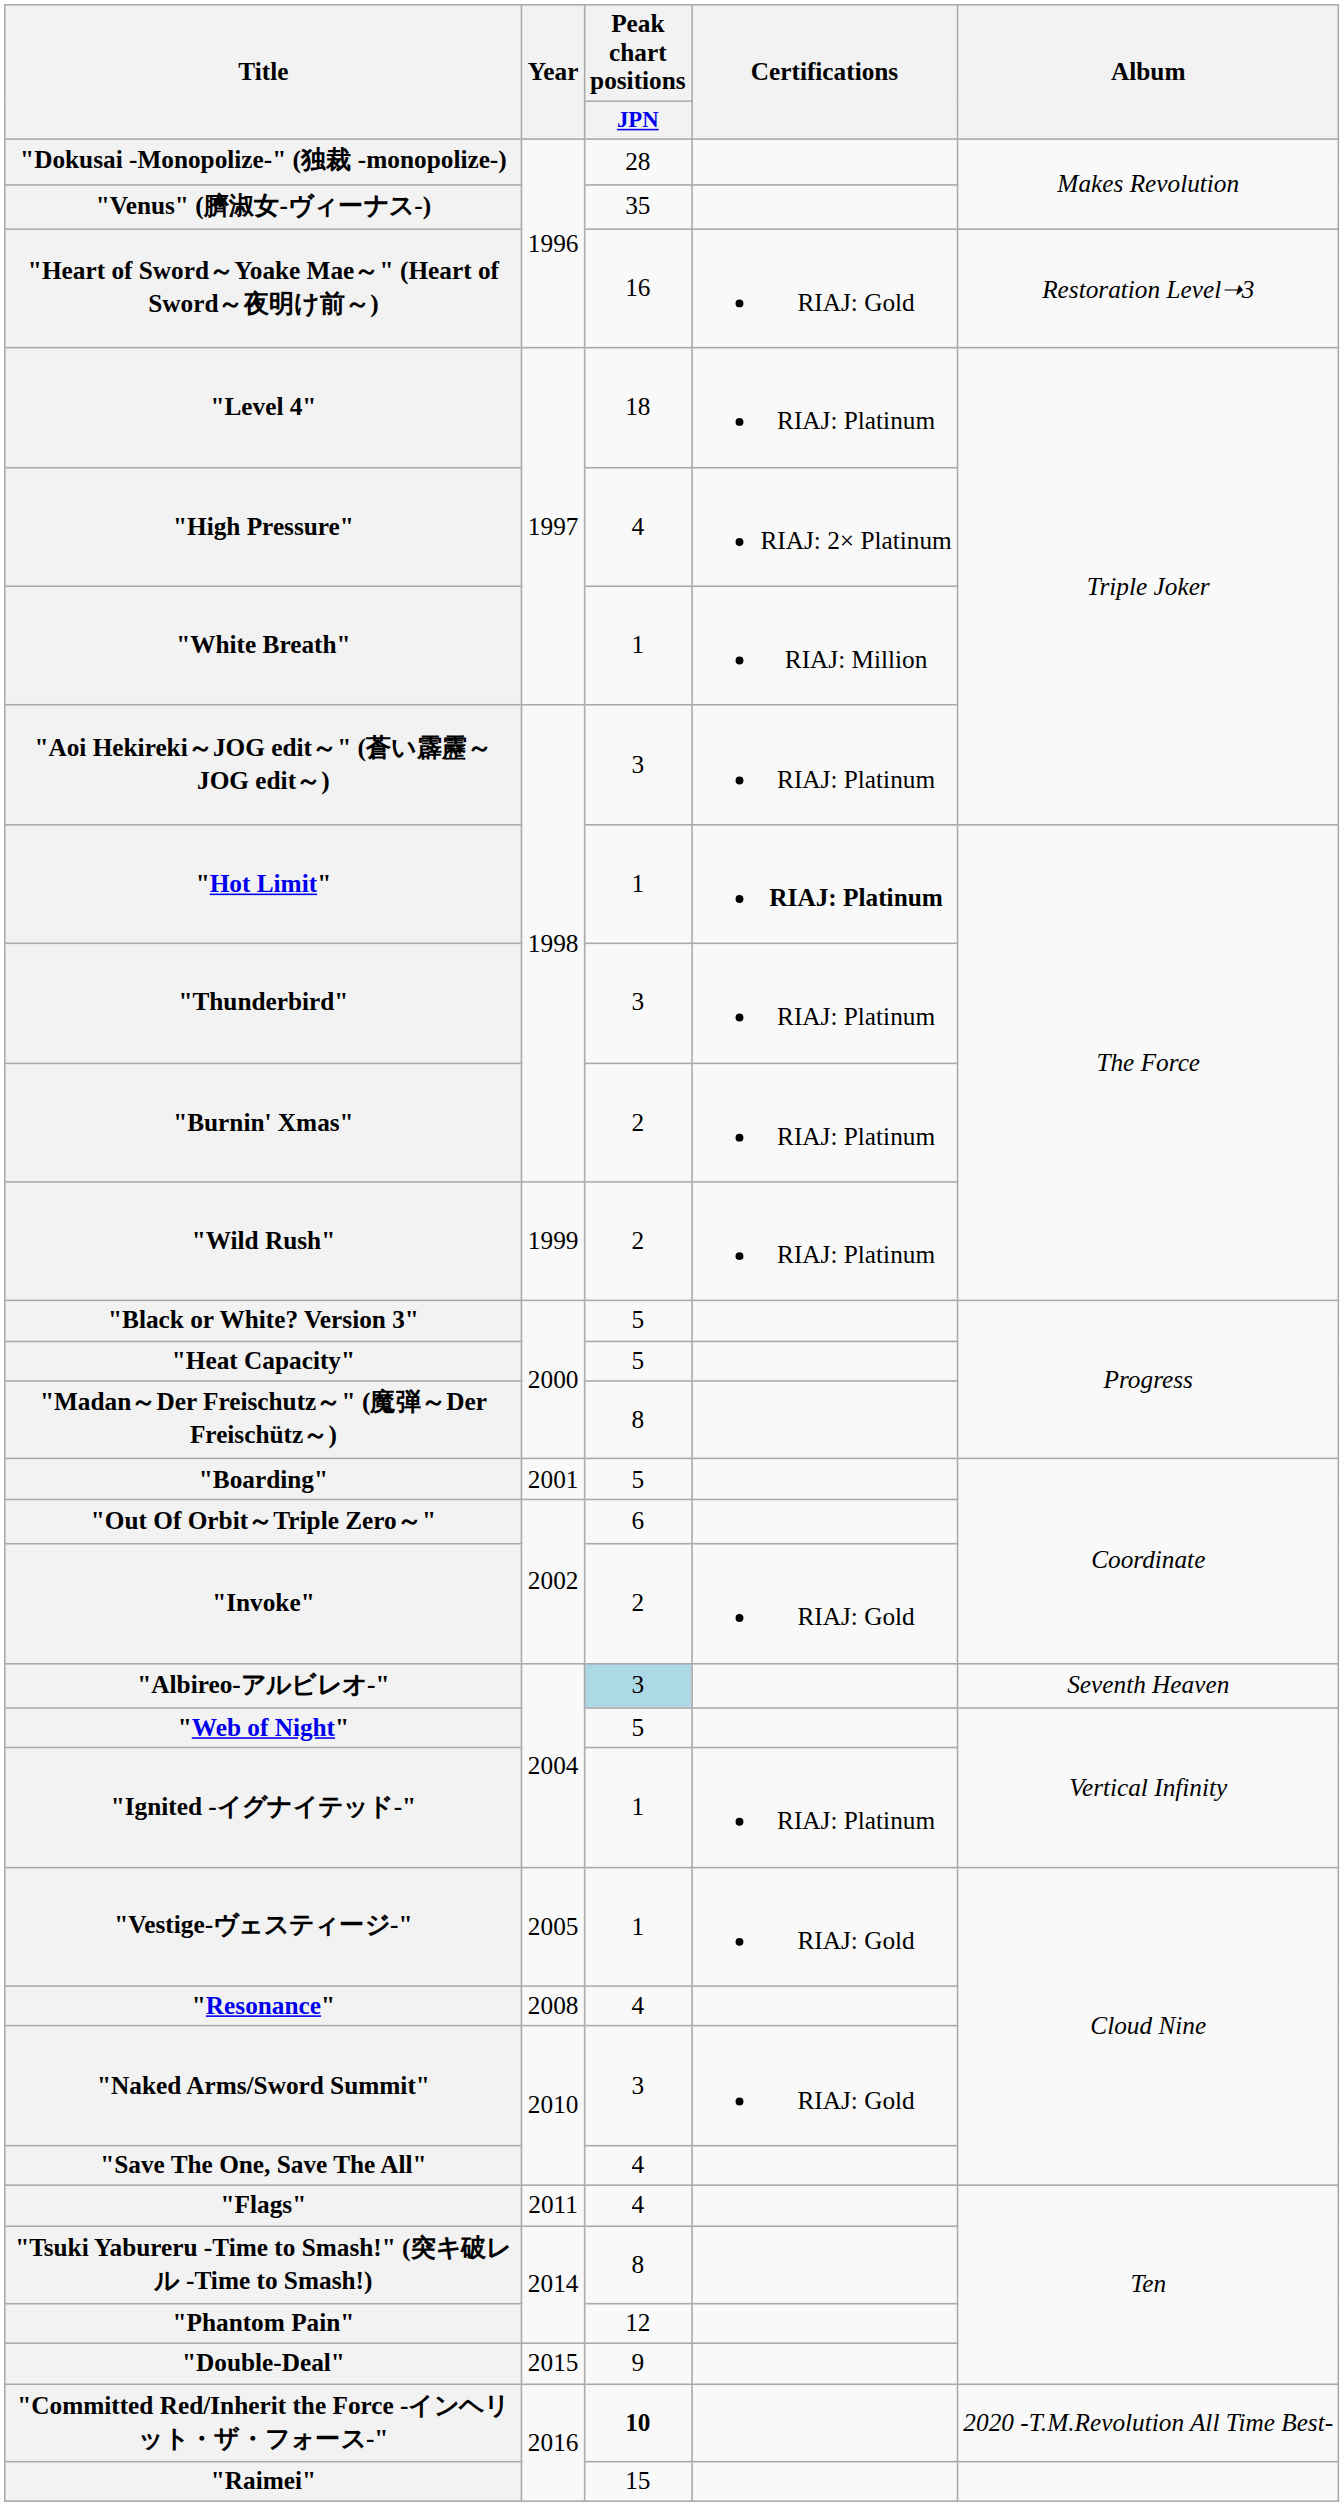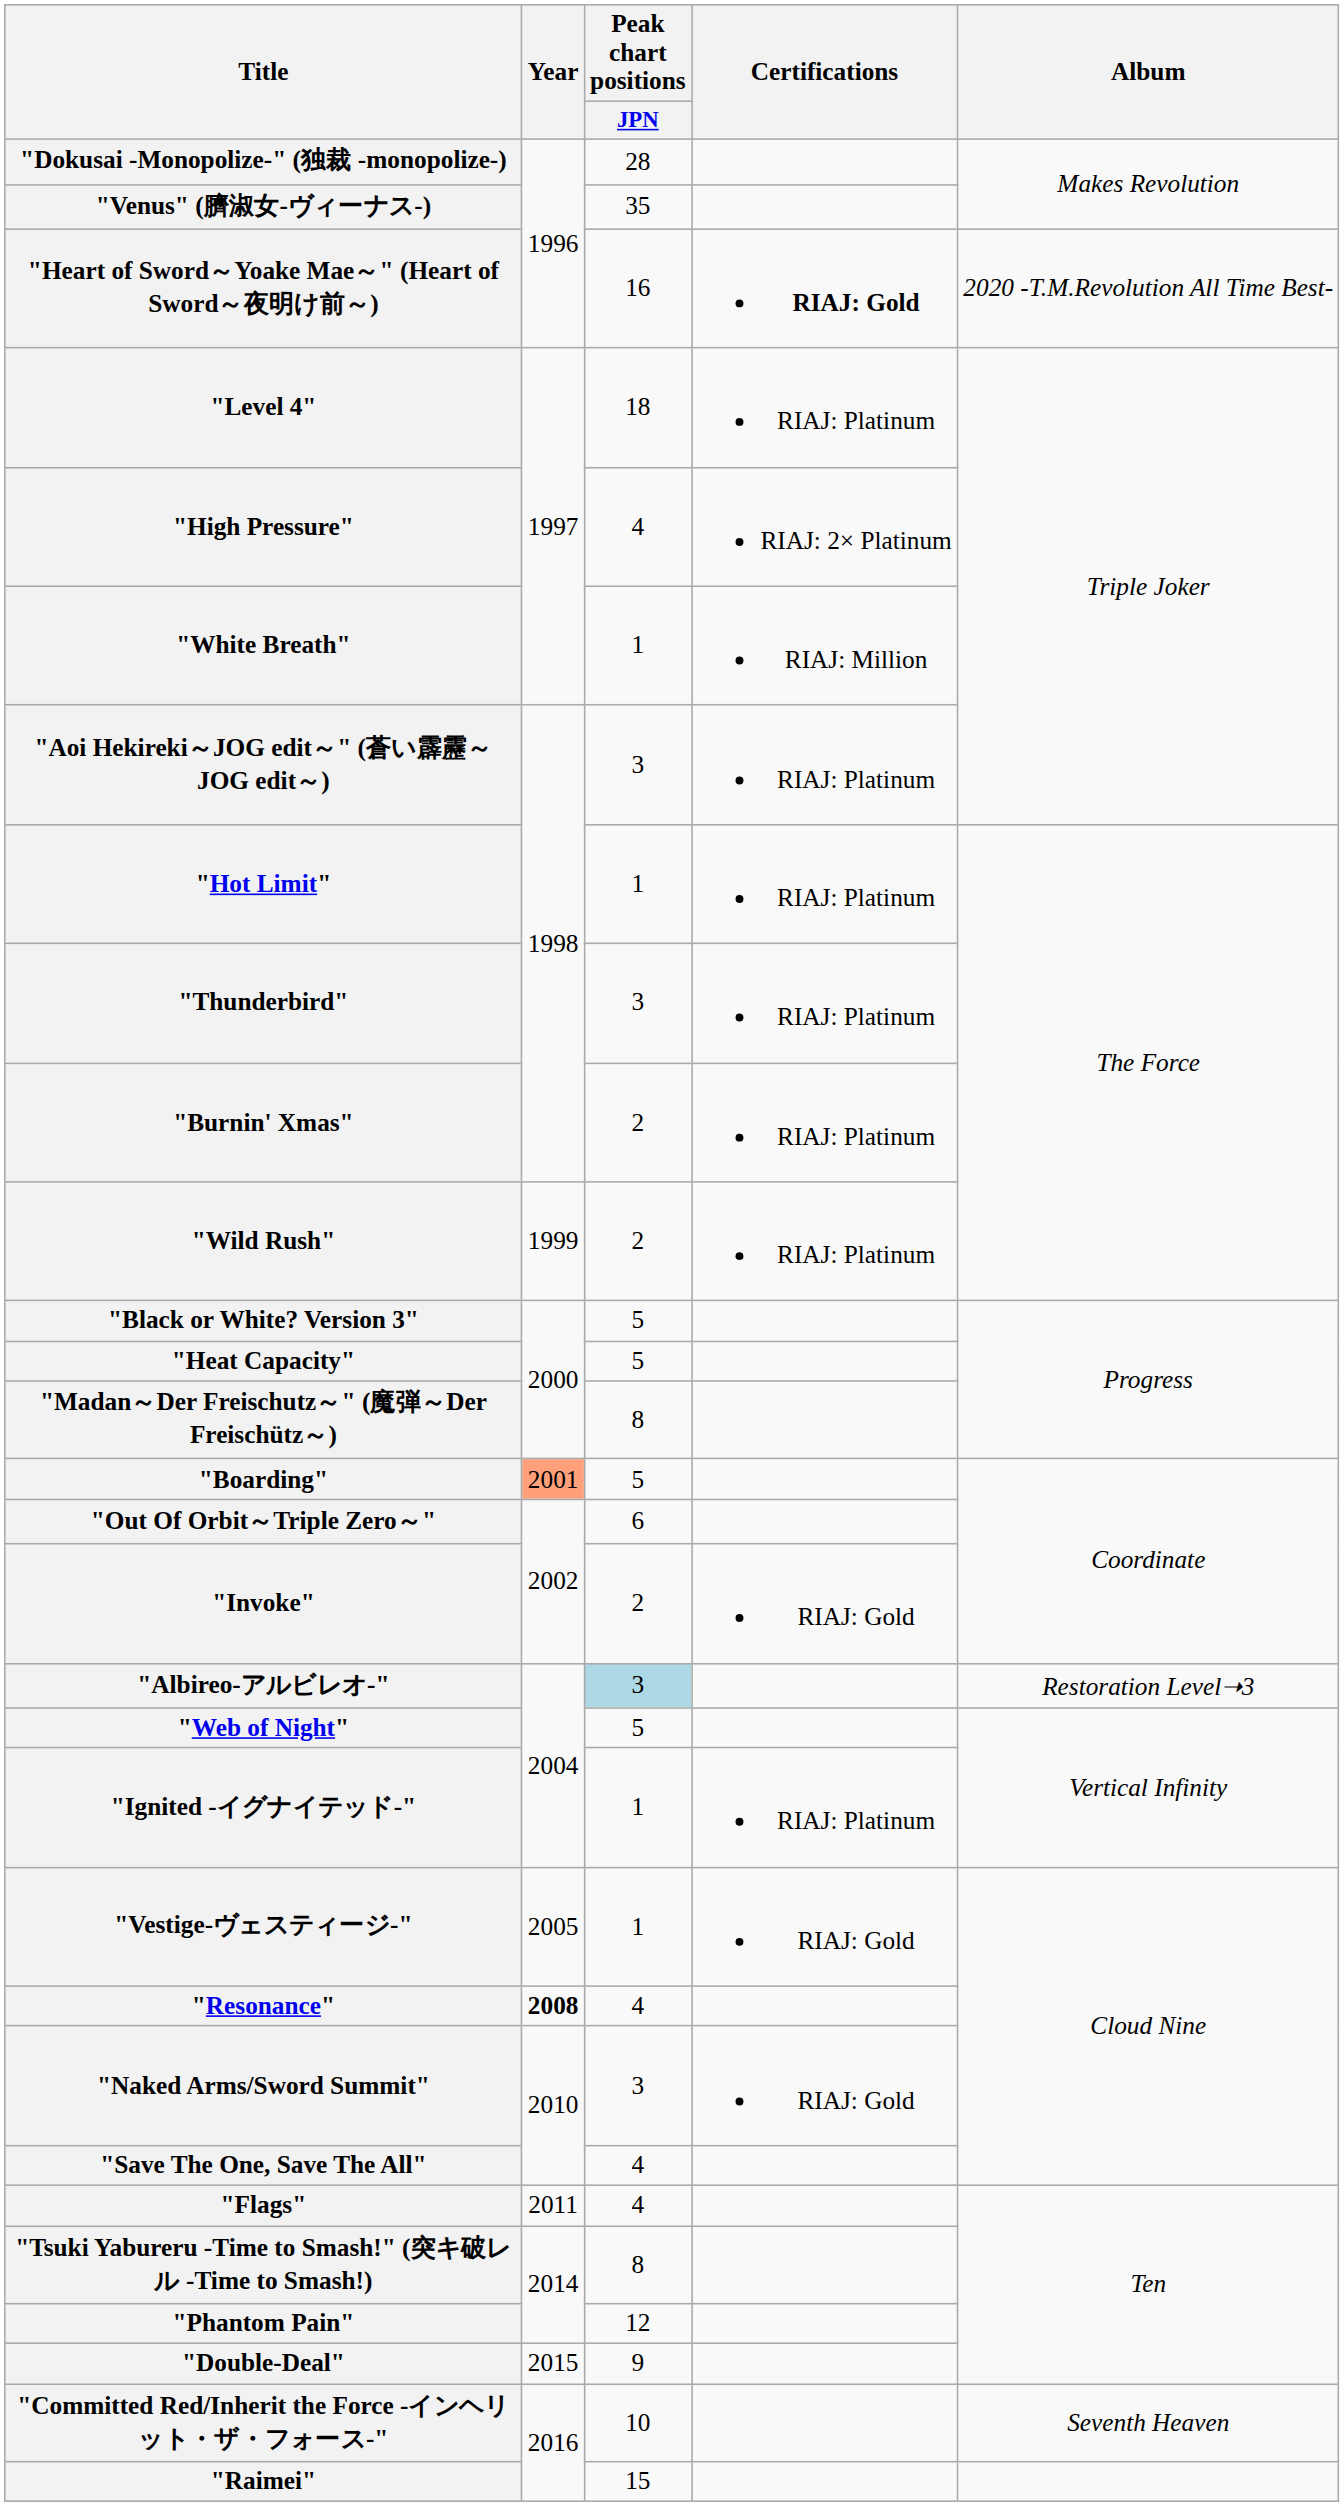(824, 303) normal -> (824, 303) bold
(1148, 288) Restoration Level➝3 -> (1148, 288) 2020 -T.M.Revolution All Time Best-
(824, 898) bold -> (824, 898) normal
(553, 1478) no background -> (553, 1478) lightsalmon background
(1148, 1685) Seventh Heaven -> (1148, 1685) Restoration Level➝3
(553, 2005) normal -> (553, 2005) bold
(638, 2422) bold -> (638, 2422) normal
(1148, 2422) 2020 -T.M.Revolution All Time Best- -> (1148, 2422) Seventh Heaven
